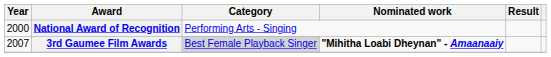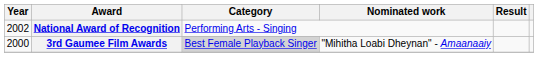(18, 28) 2000 -> (18, 28) 2002
(18, 44) 2007 -> (18, 44) 2000
(412, 44) bold -> (406, 44) normal
